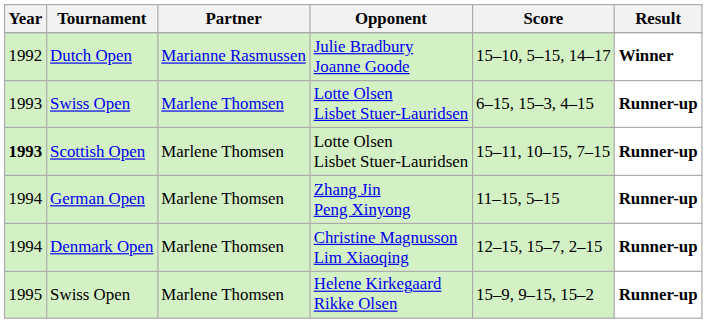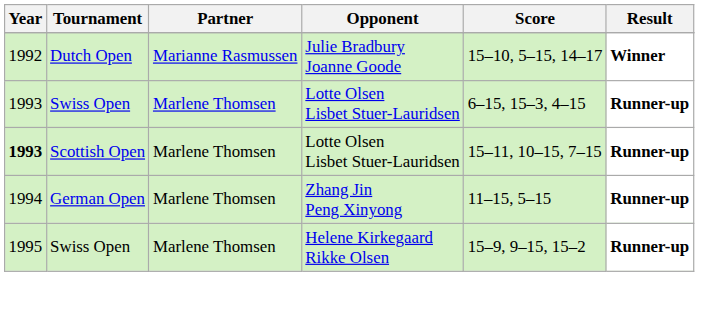- row: (102, 247)
